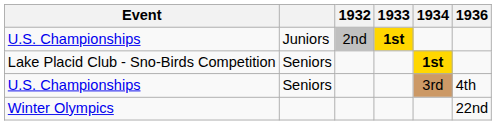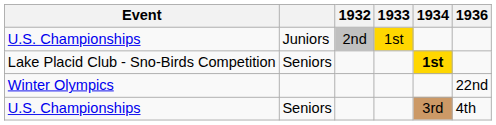(394, 39) bold -> (394, 39) normal
rows swapped: (74, 85) <-> (61, 108)
